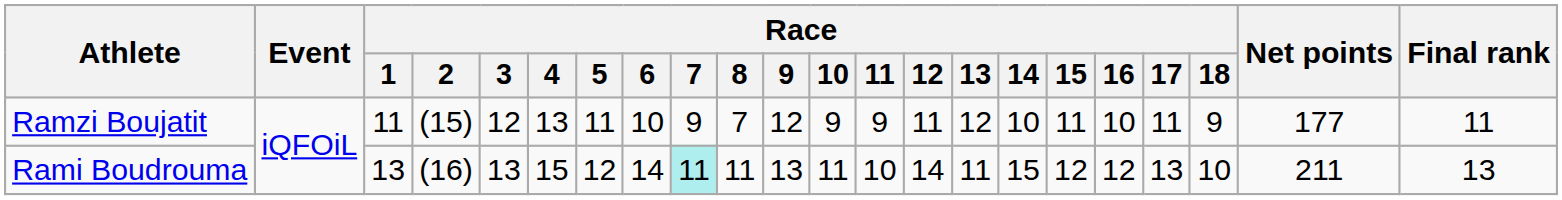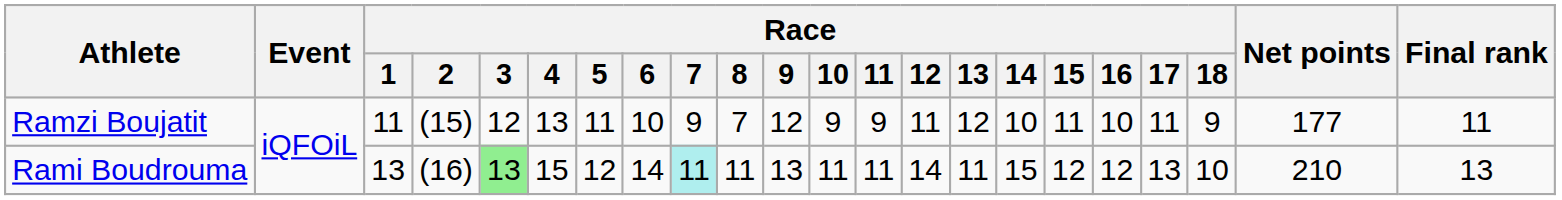(504, 170) no background -> (504, 170) lightgreen background
(880, 170) 10 -> (879, 170) 11
(1319, 170) 211 -> (1317, 170) 210
